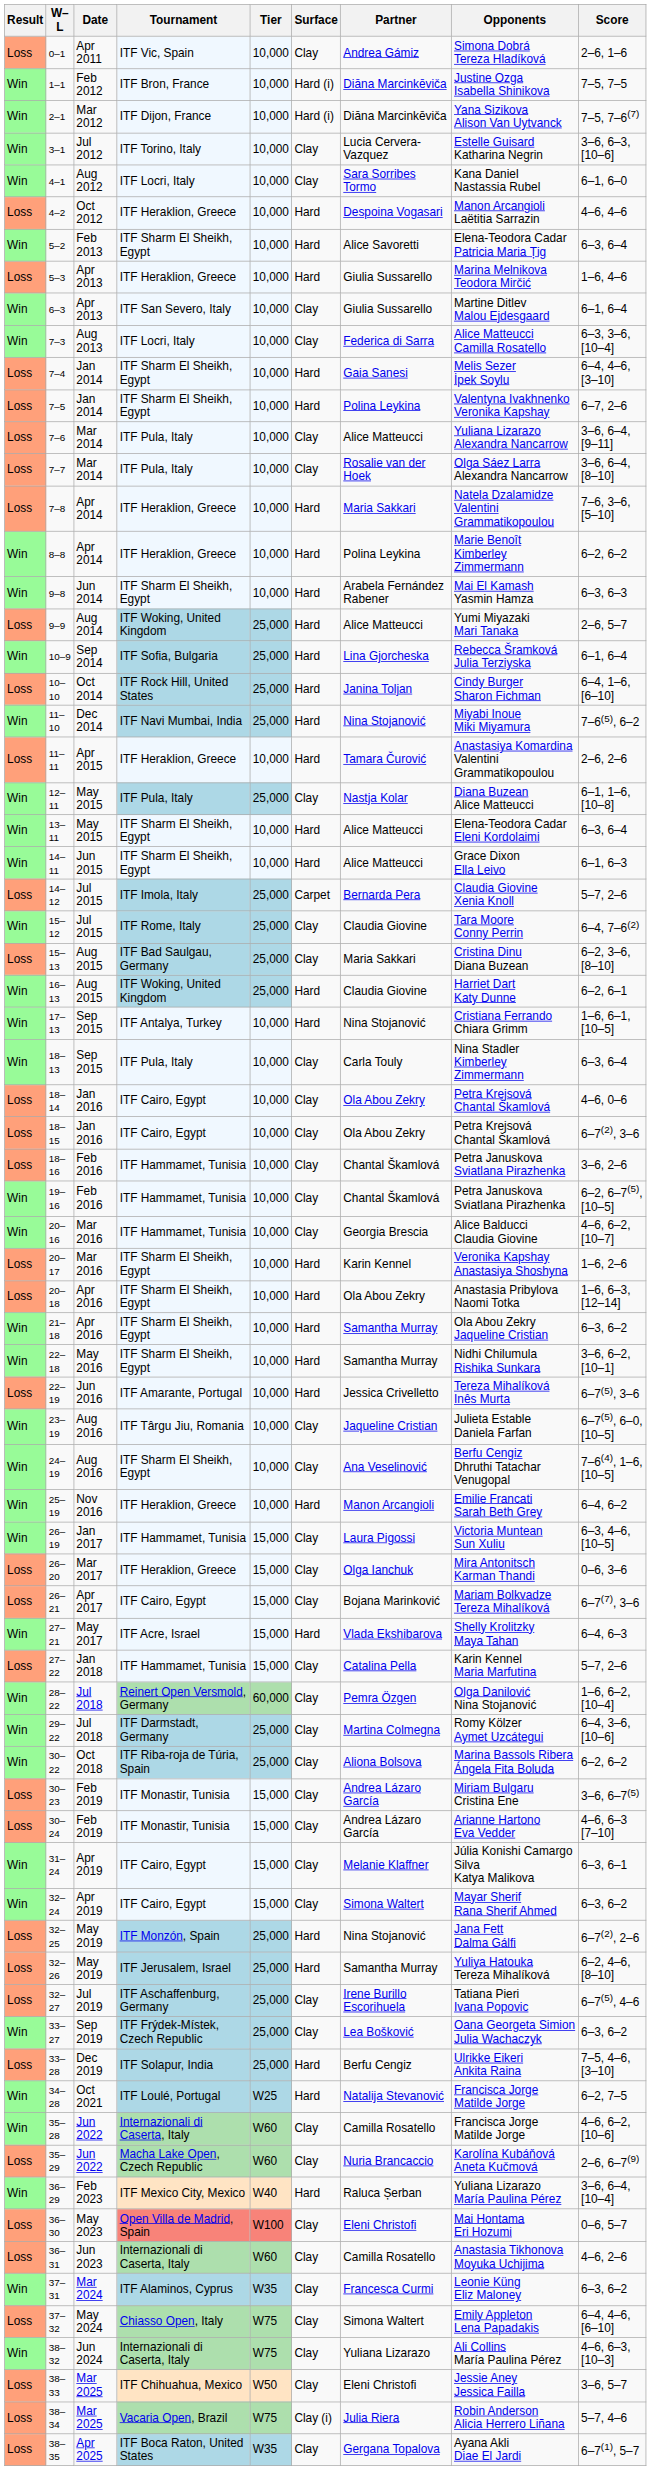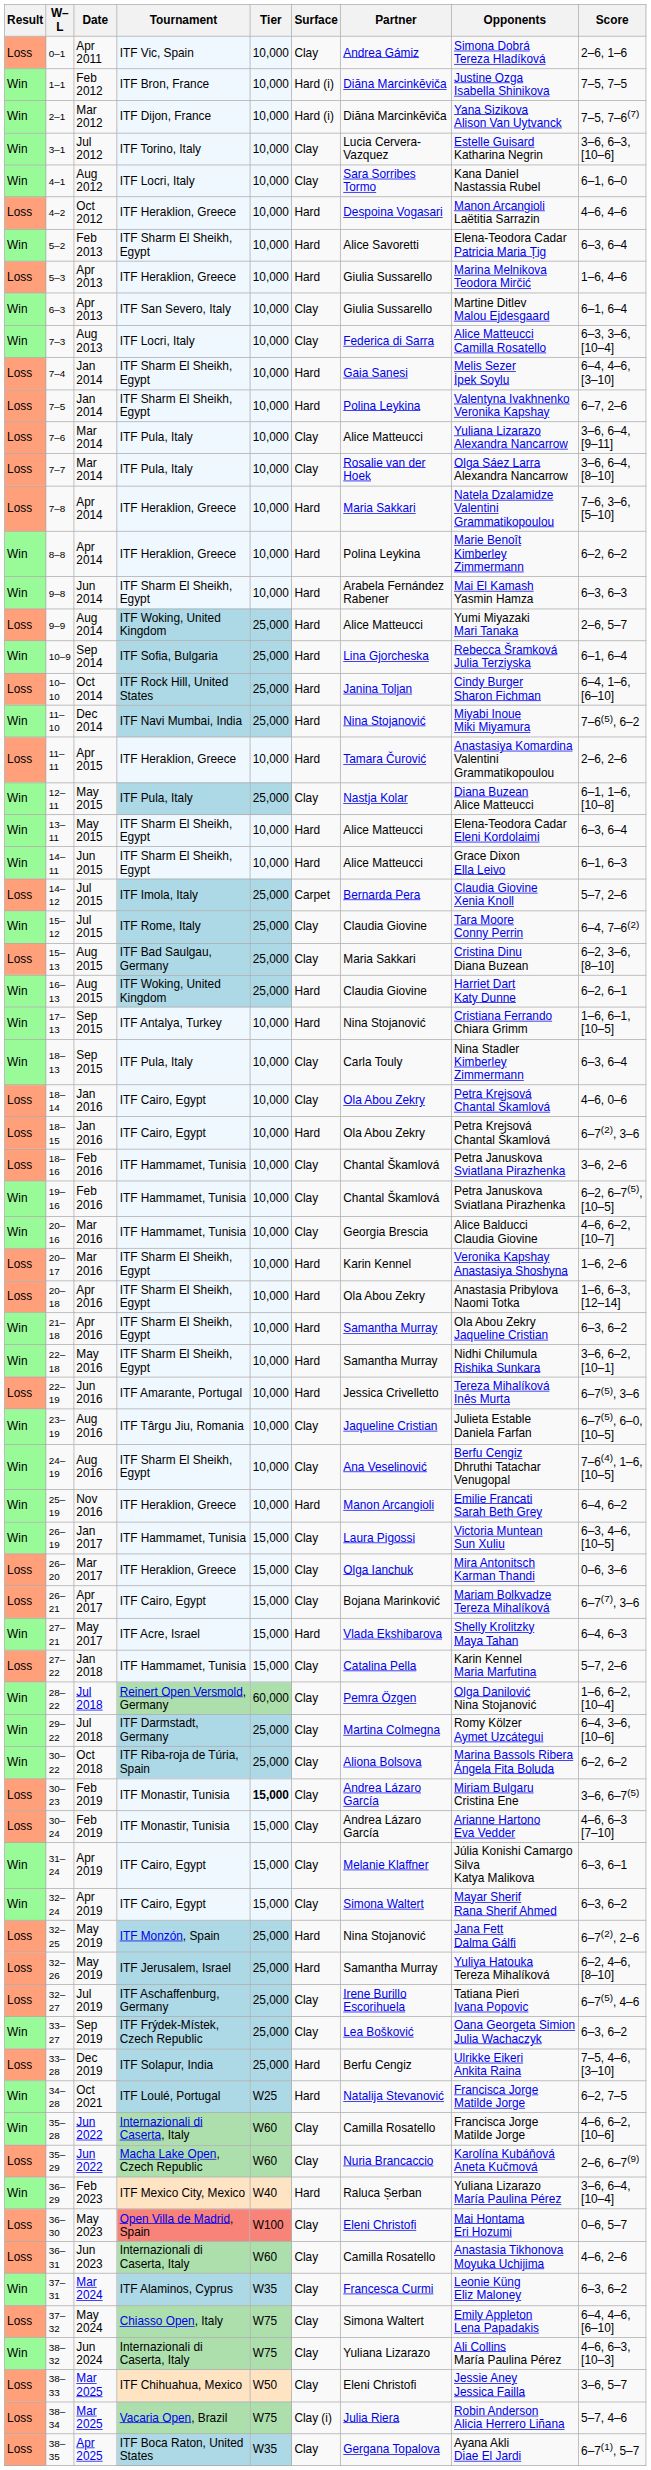(306, 1133) Clay -> (307, 1133) Hard
(271, 1794) normal -> (271, 1794) bold
